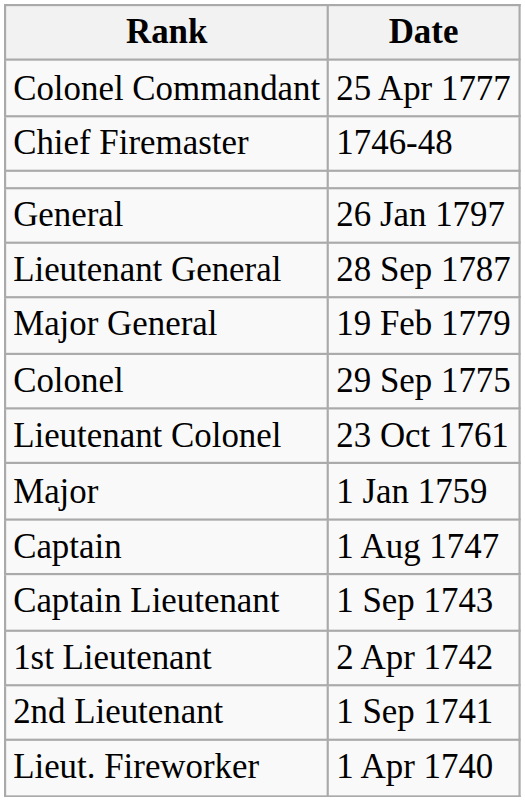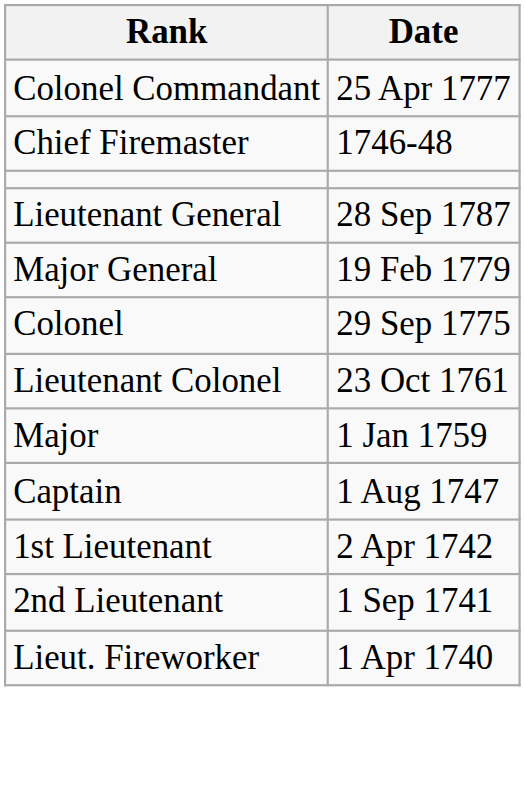- row: (68, 214)
- row: (146, 601)
